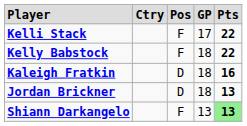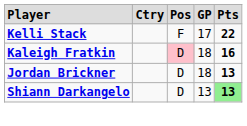- row: (58, 53)
(181, 73) no background -> (181, 53) pink background
(181, 112) F -> (181, 92) D
